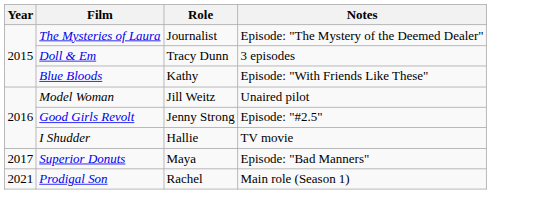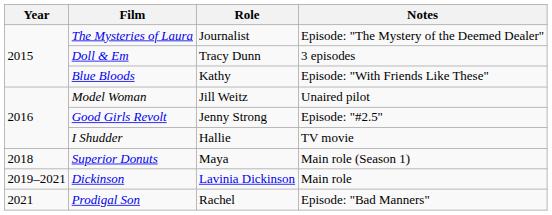(20, 158) 2017 -> (20, 158) 2018
(305, 158) Episode: "Bad Manners" -> (356, 158) Main role (Season 1)
+ row: (98, 179)
(295, 179) Main role (Season 1) -> (365, 199) Episode: "Bad Manners"
